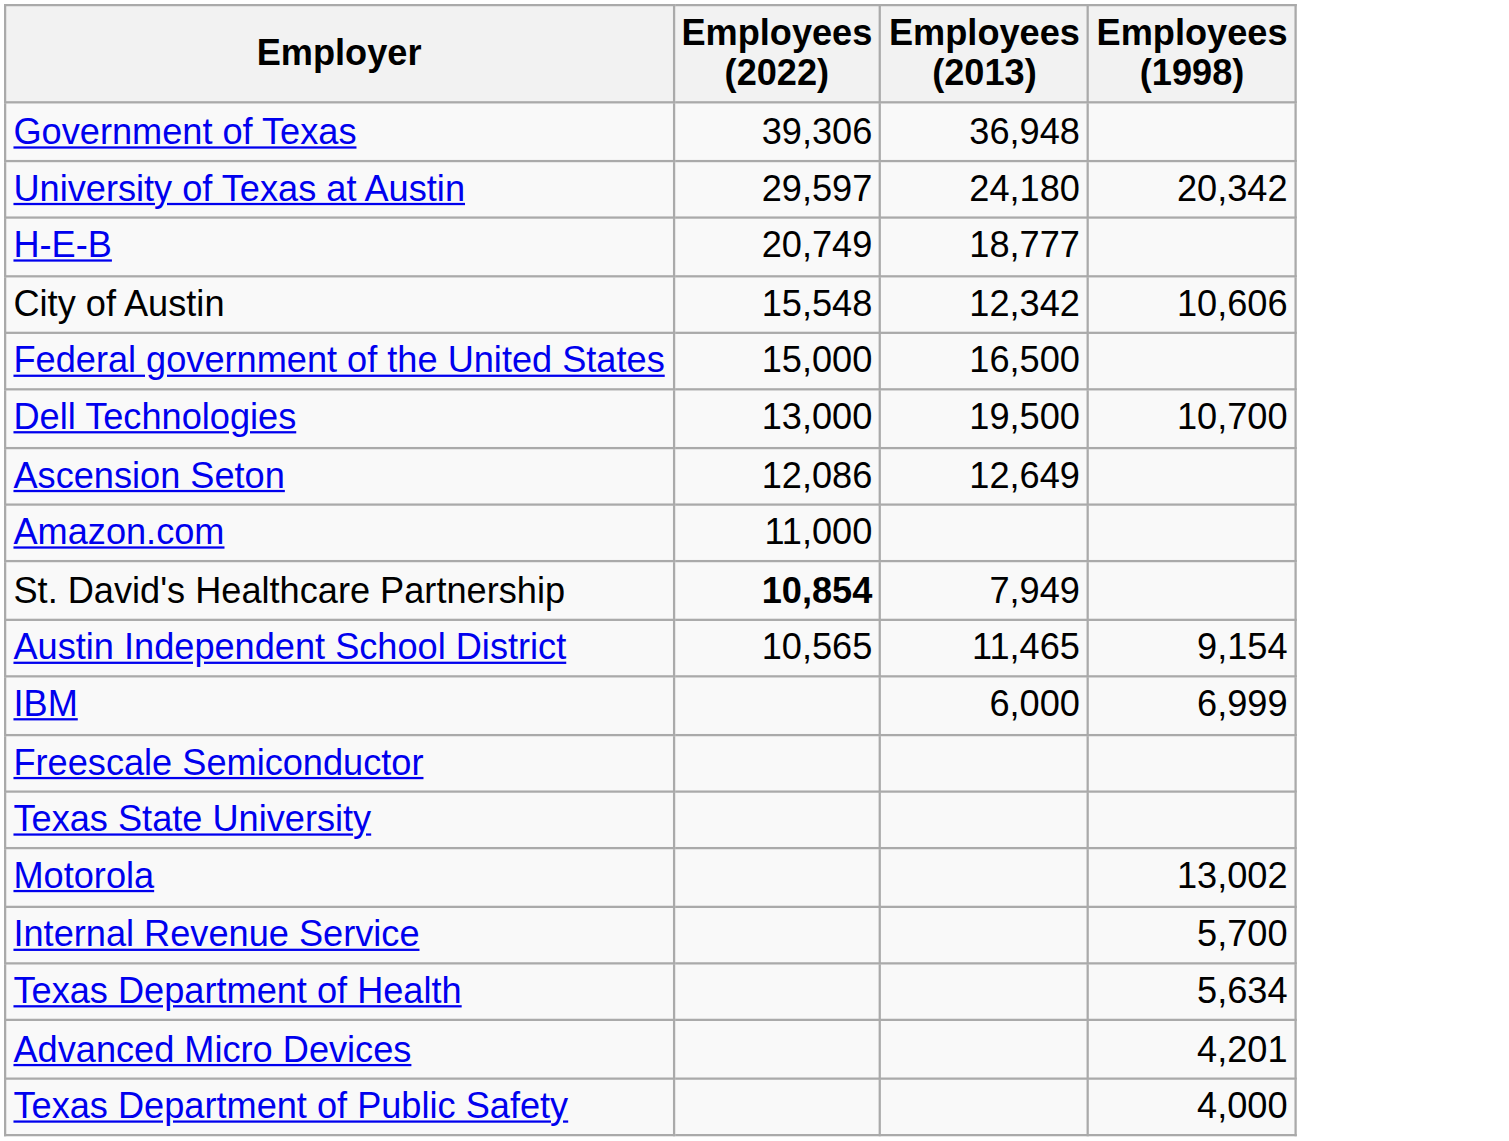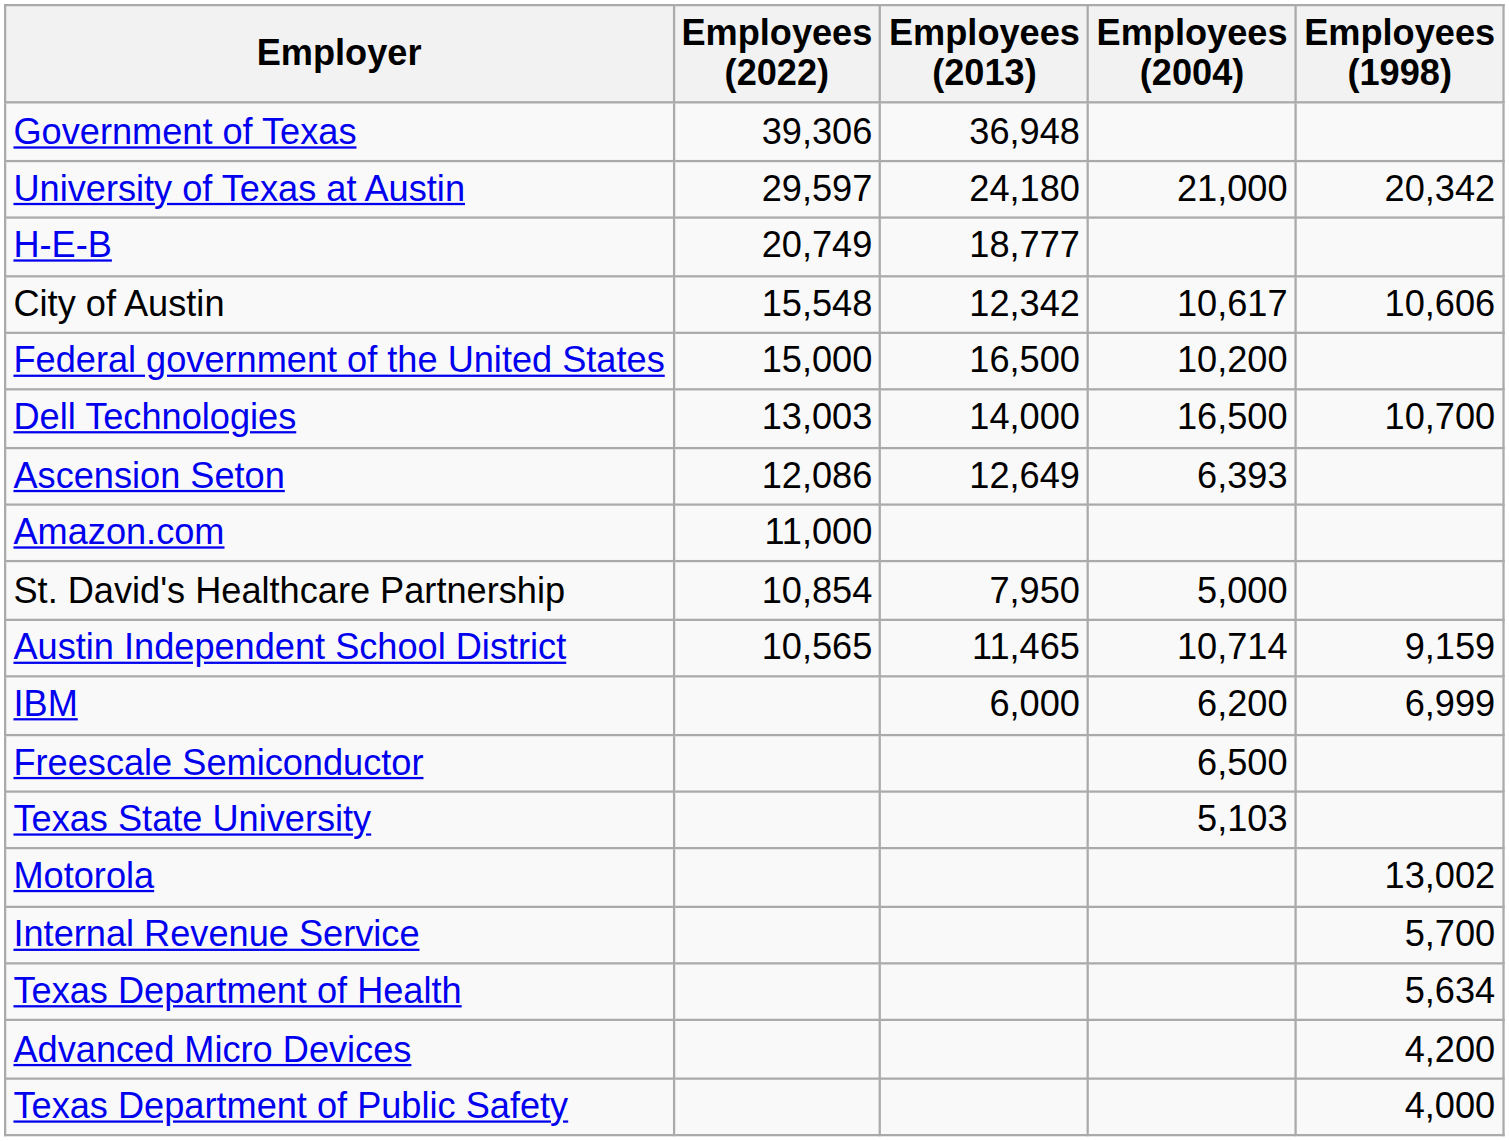+ column: (1192, 53)
(817, 417) 13,000 -> (817, 417) 13,003
(1025, 417) 19,500 -> (1025, 417) 14,000
(817, 589) bold -> (817, 589) normal
(1035, 589) 7,949 -> (1035, 589) 7,950
(1242, 647) 9,154 -> (1450, 647) 9,159
(1242, 1048) 4,201 -> (1450, 1048) 4,200
